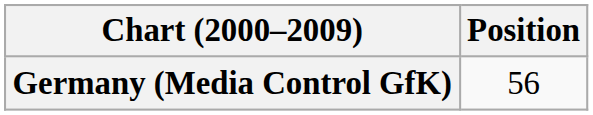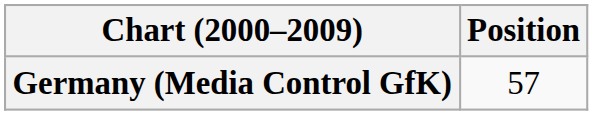(524, 82) 56 -> (524, 82) 57
